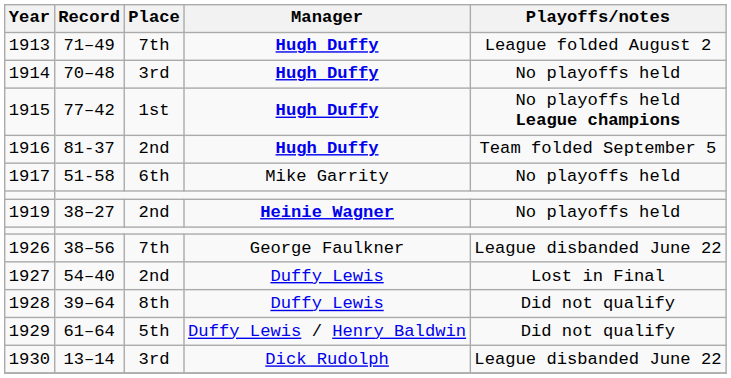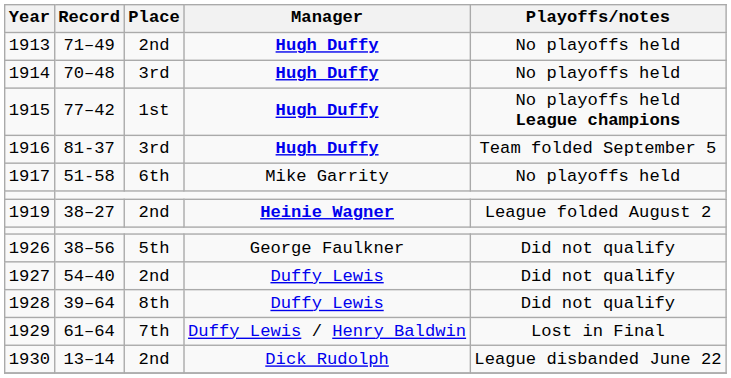(154, 47) 7th -> (154, 47) 2nd
(598, 47) League folded August 2 -> (598, 47) No playoffs held
(154, 149) 2nd -> (154, 149) 3rd
(598, 213) No playoffs held -> (598, 213) League folded August 2
(154, 249) 7th -> (154, 249) 5th
(598, 249) League disbanded June 22 -> (598, 249) Did not qualify
(598, 277) Lost in Final -> (598, 277) Did not qualify
(154, 332) 5th -> (154, 332) 7th
(598, 332) Did not qualify -> (598, 332) Lost in Final
(154, 360) 3rd -> (154, 360) 2nd
